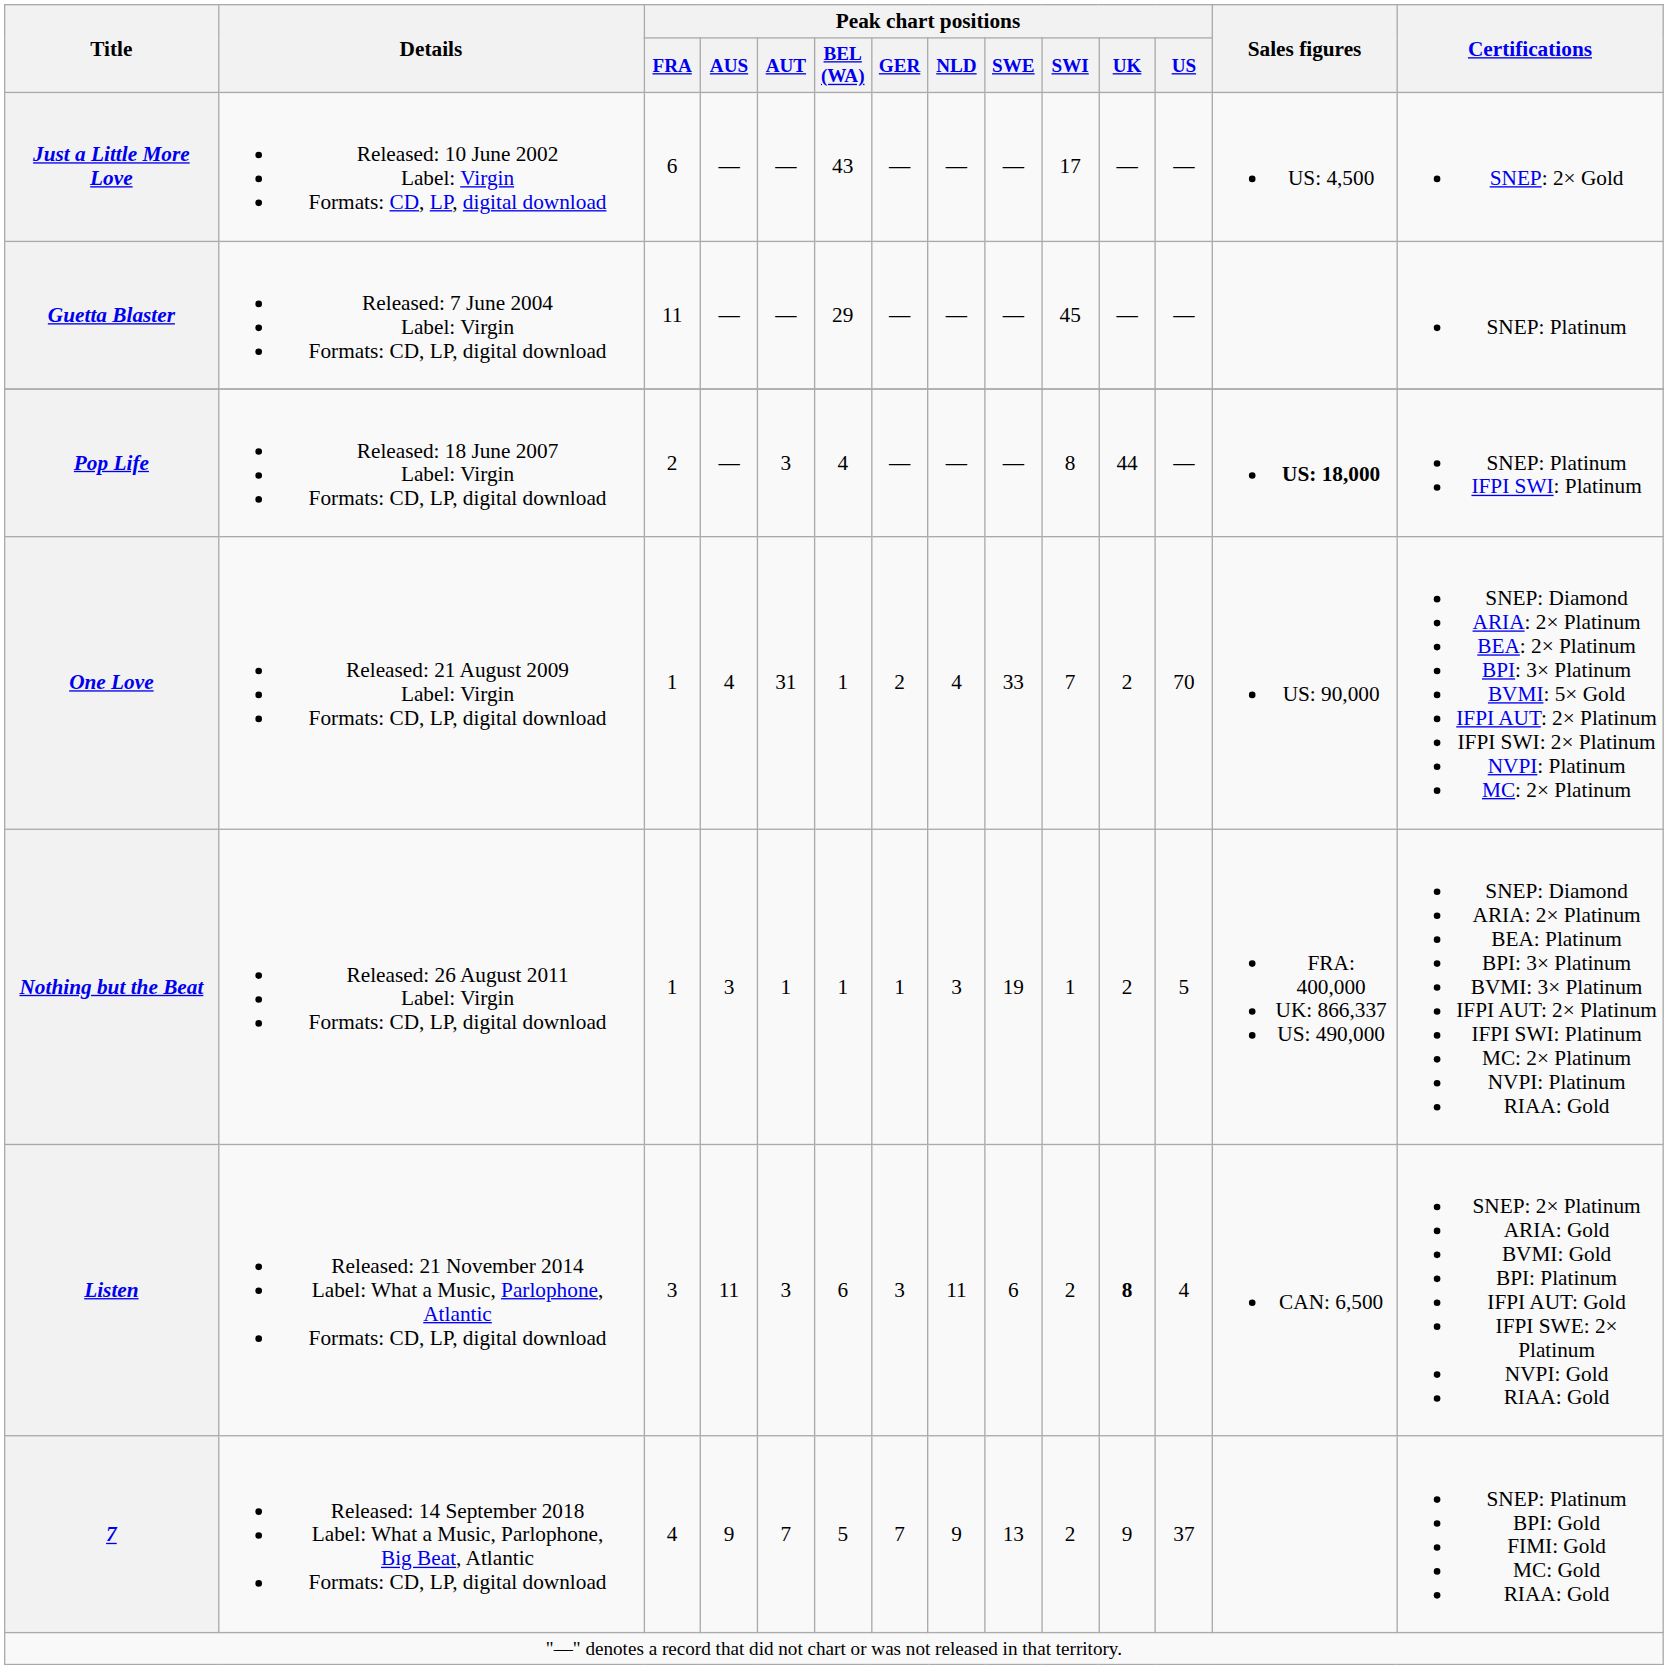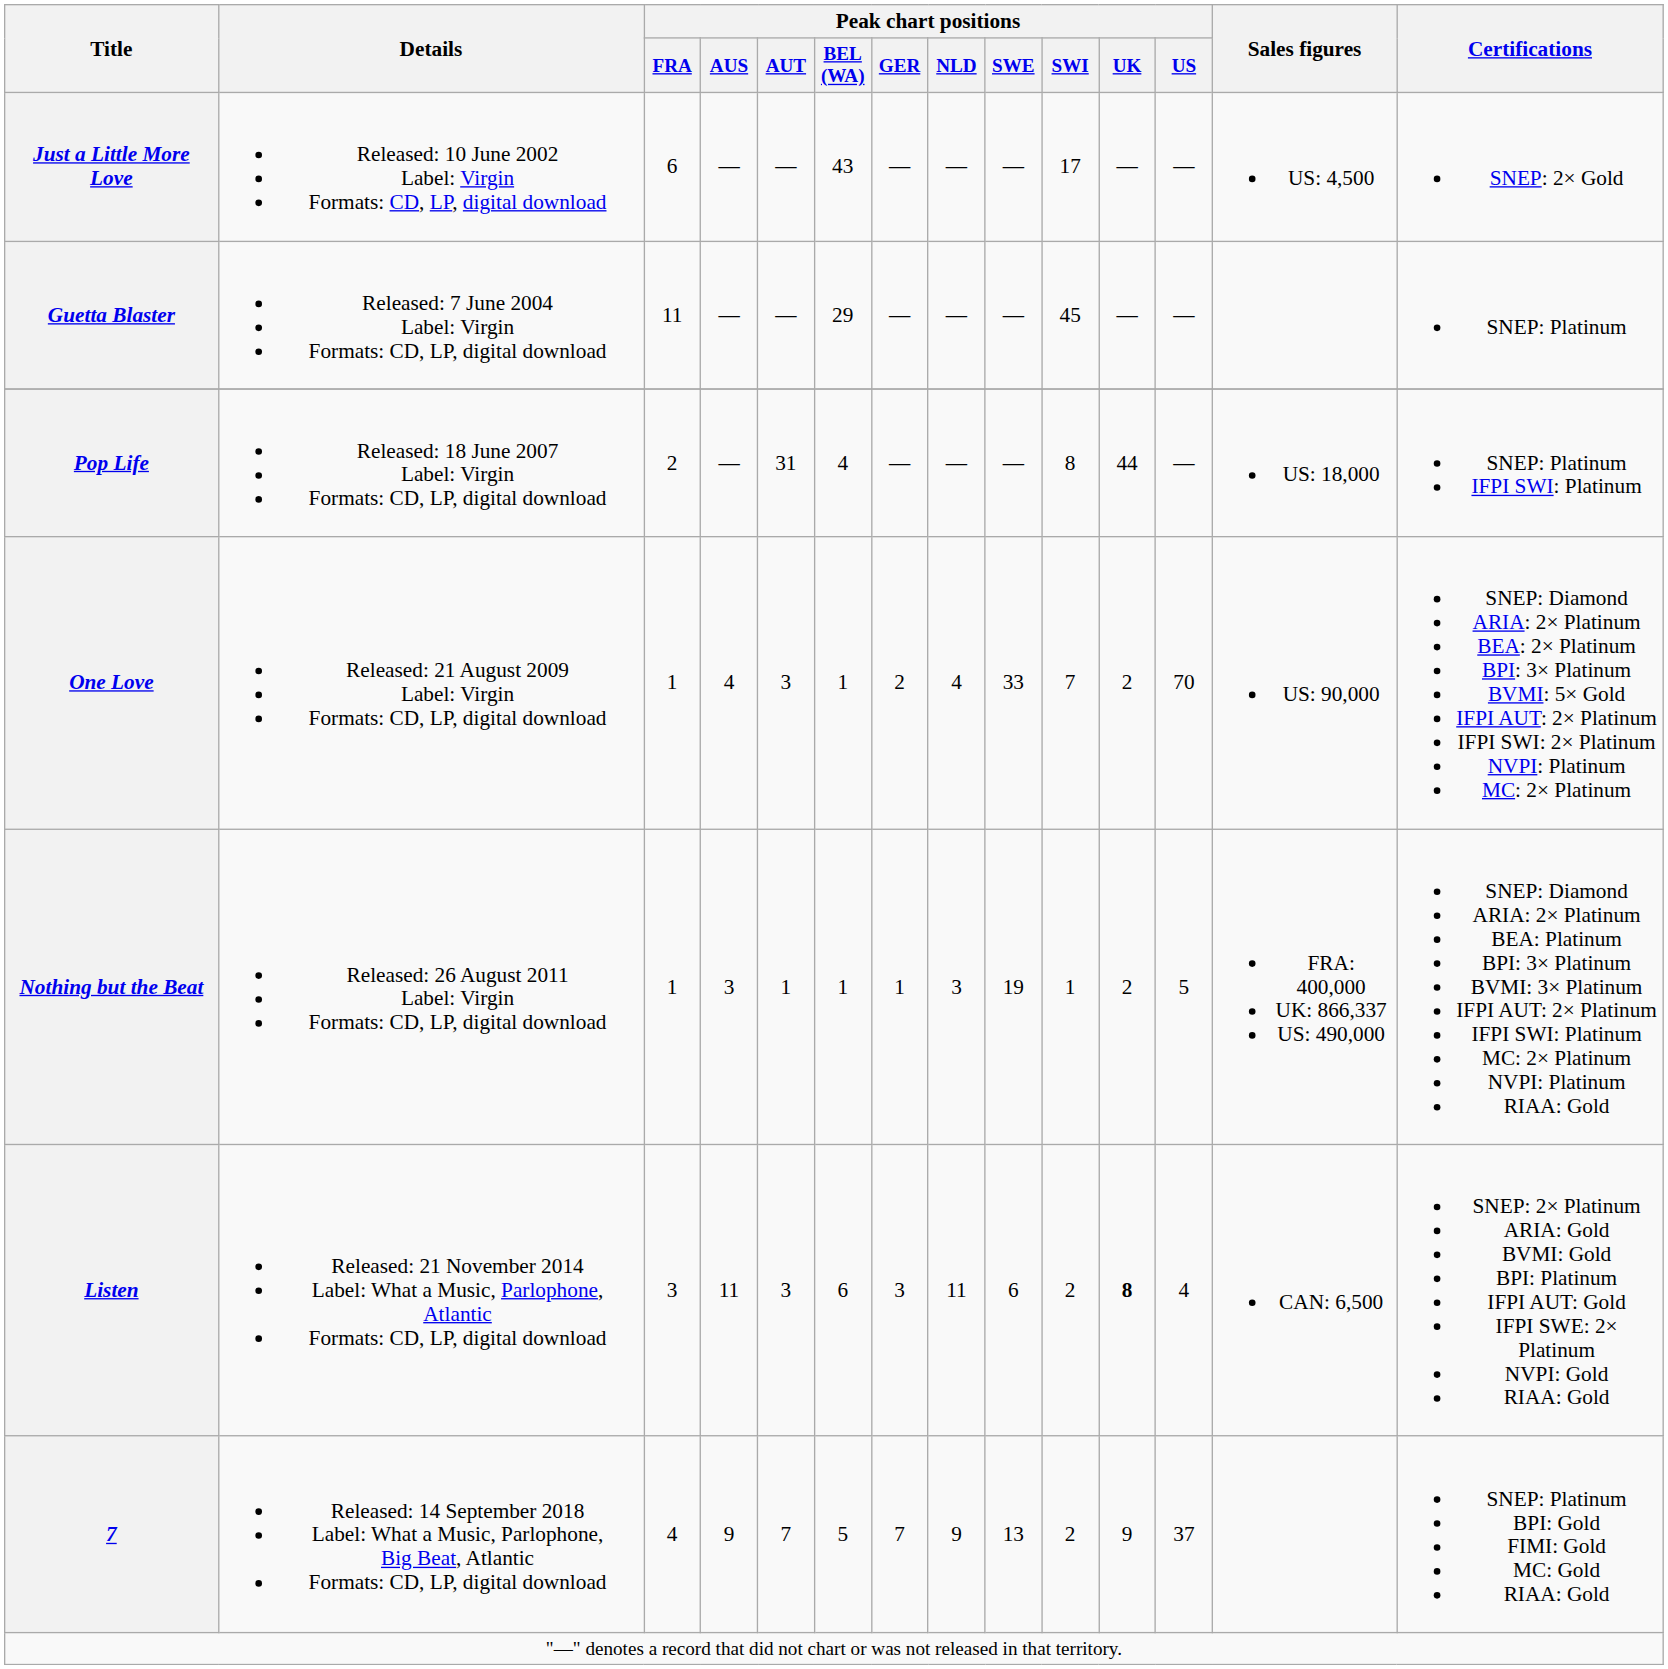(786, 462) 3 -> (786, 462) 31
(1305, 475) bold -> (1305, 475) normal
(786, 682) 31 -> (786, 682) 3
